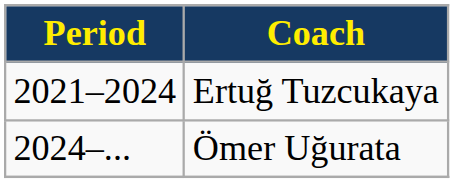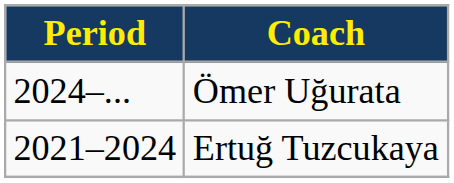rows swapped: (316, 90) <-> (297, 147)
